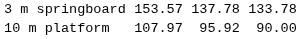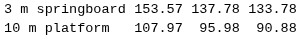(220, 29) 95.92 -> (220, 29) 95.98
(277, 29) 90.00 -> (277, 29) 90.88
